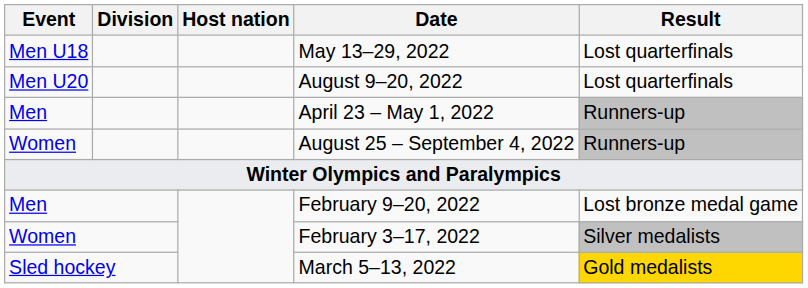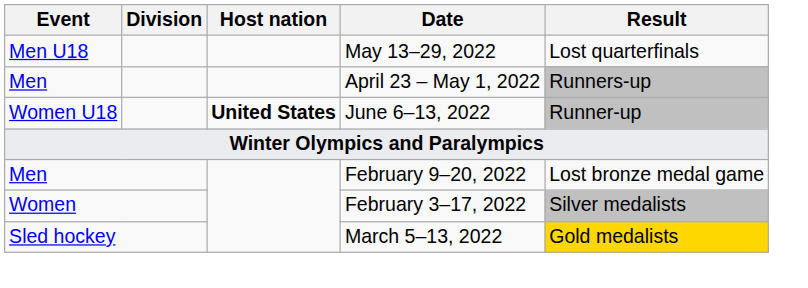- row: (381, 81)
- row: (436, 143)
+ row: (418, 112)
